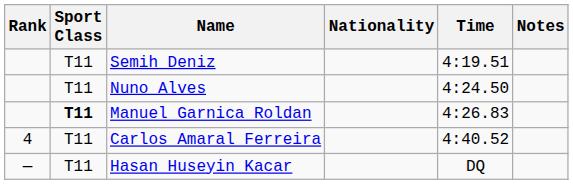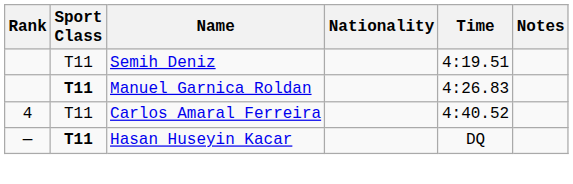- row: (158, 88)
(78, 166) normal -> (78, 140) bold
